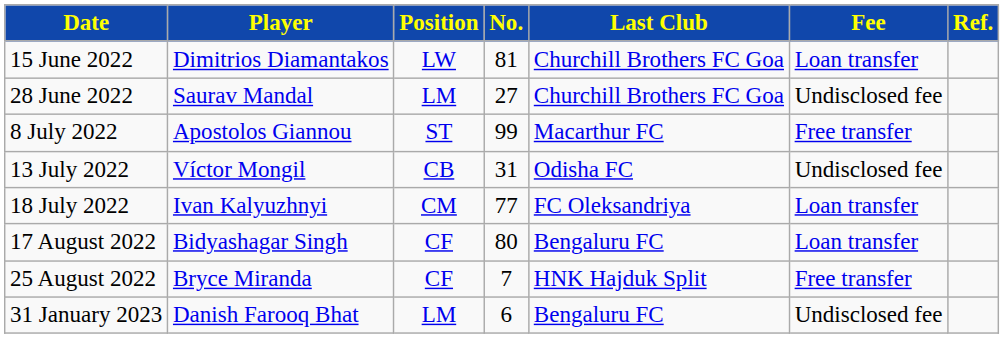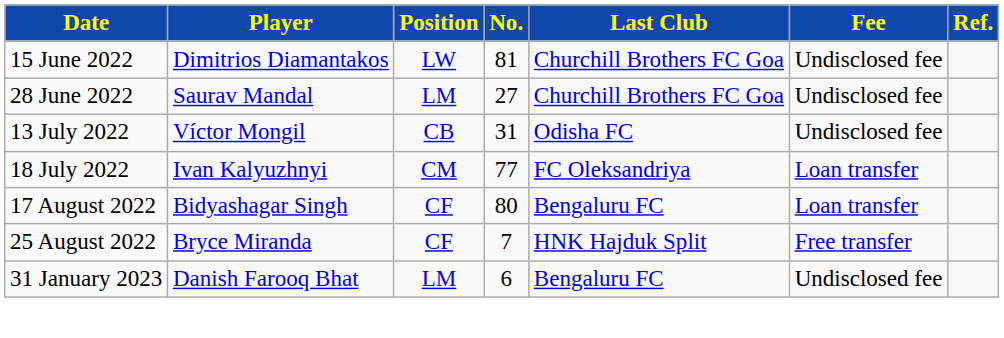(856, 59) Loan transfer -> (869, 59) Undisclosed fee
- row: (64, 132)
